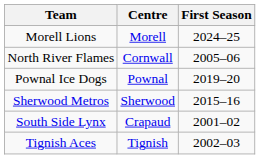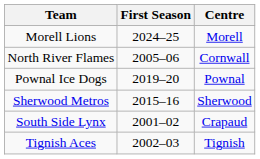columns swapped: (148, 15) <-> (216, 15)
